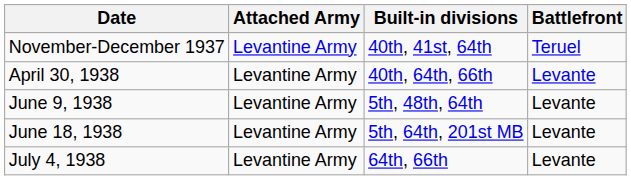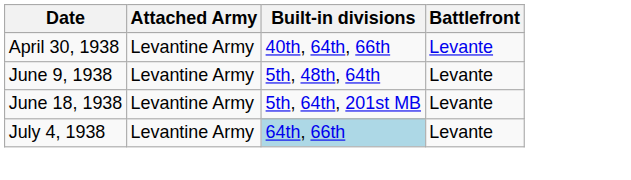- row: (117, 47)
(408, 160) no background -> (305, 132) lightblue background
